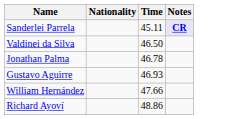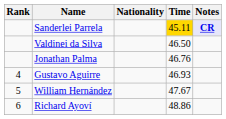+ column: (18, 12)
(152, 28) no background -> (180, 28) gold background
(152, 59) 46.78 -> (180, 59) 46.76
(152, 91) 47.66 -> (180, 91) 47.67
